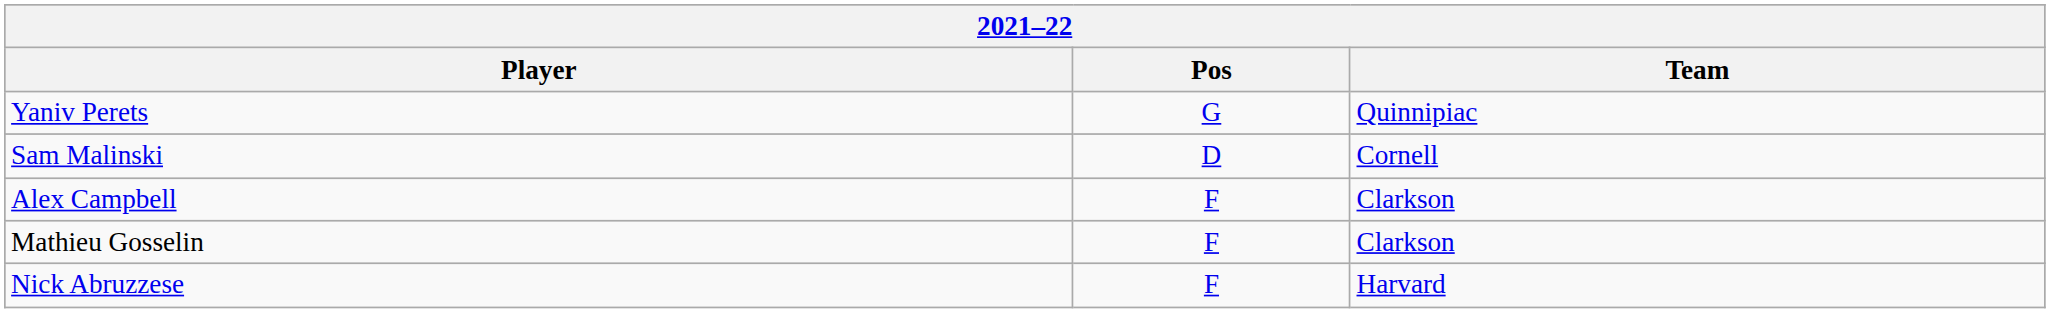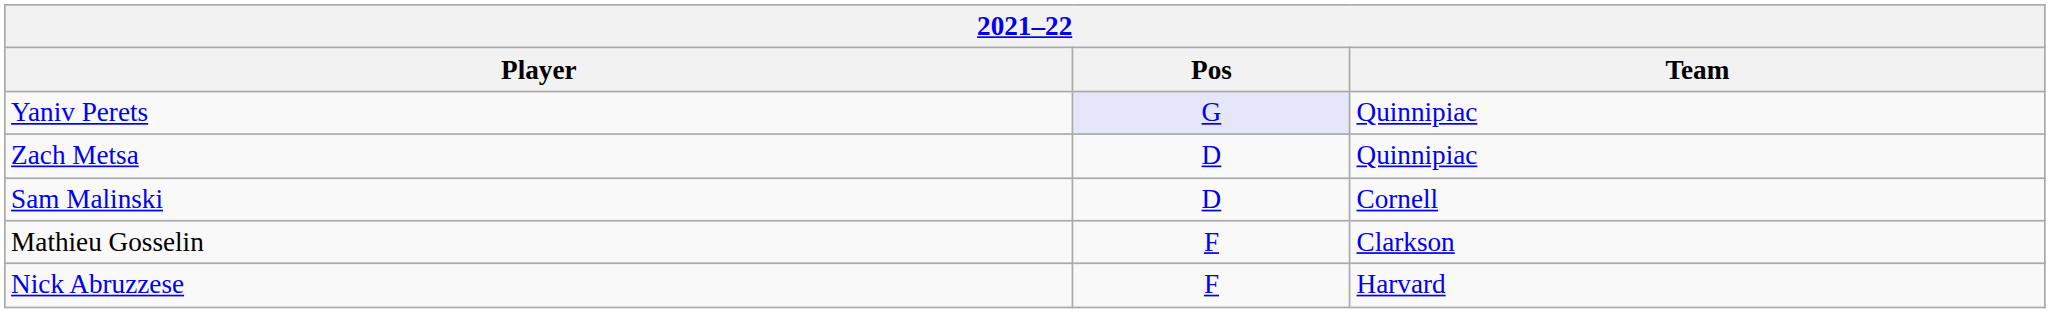(1211, 112) no background -> (1211, 112) lavender background
+ row: (75, 155)
- row: (94, 198)
